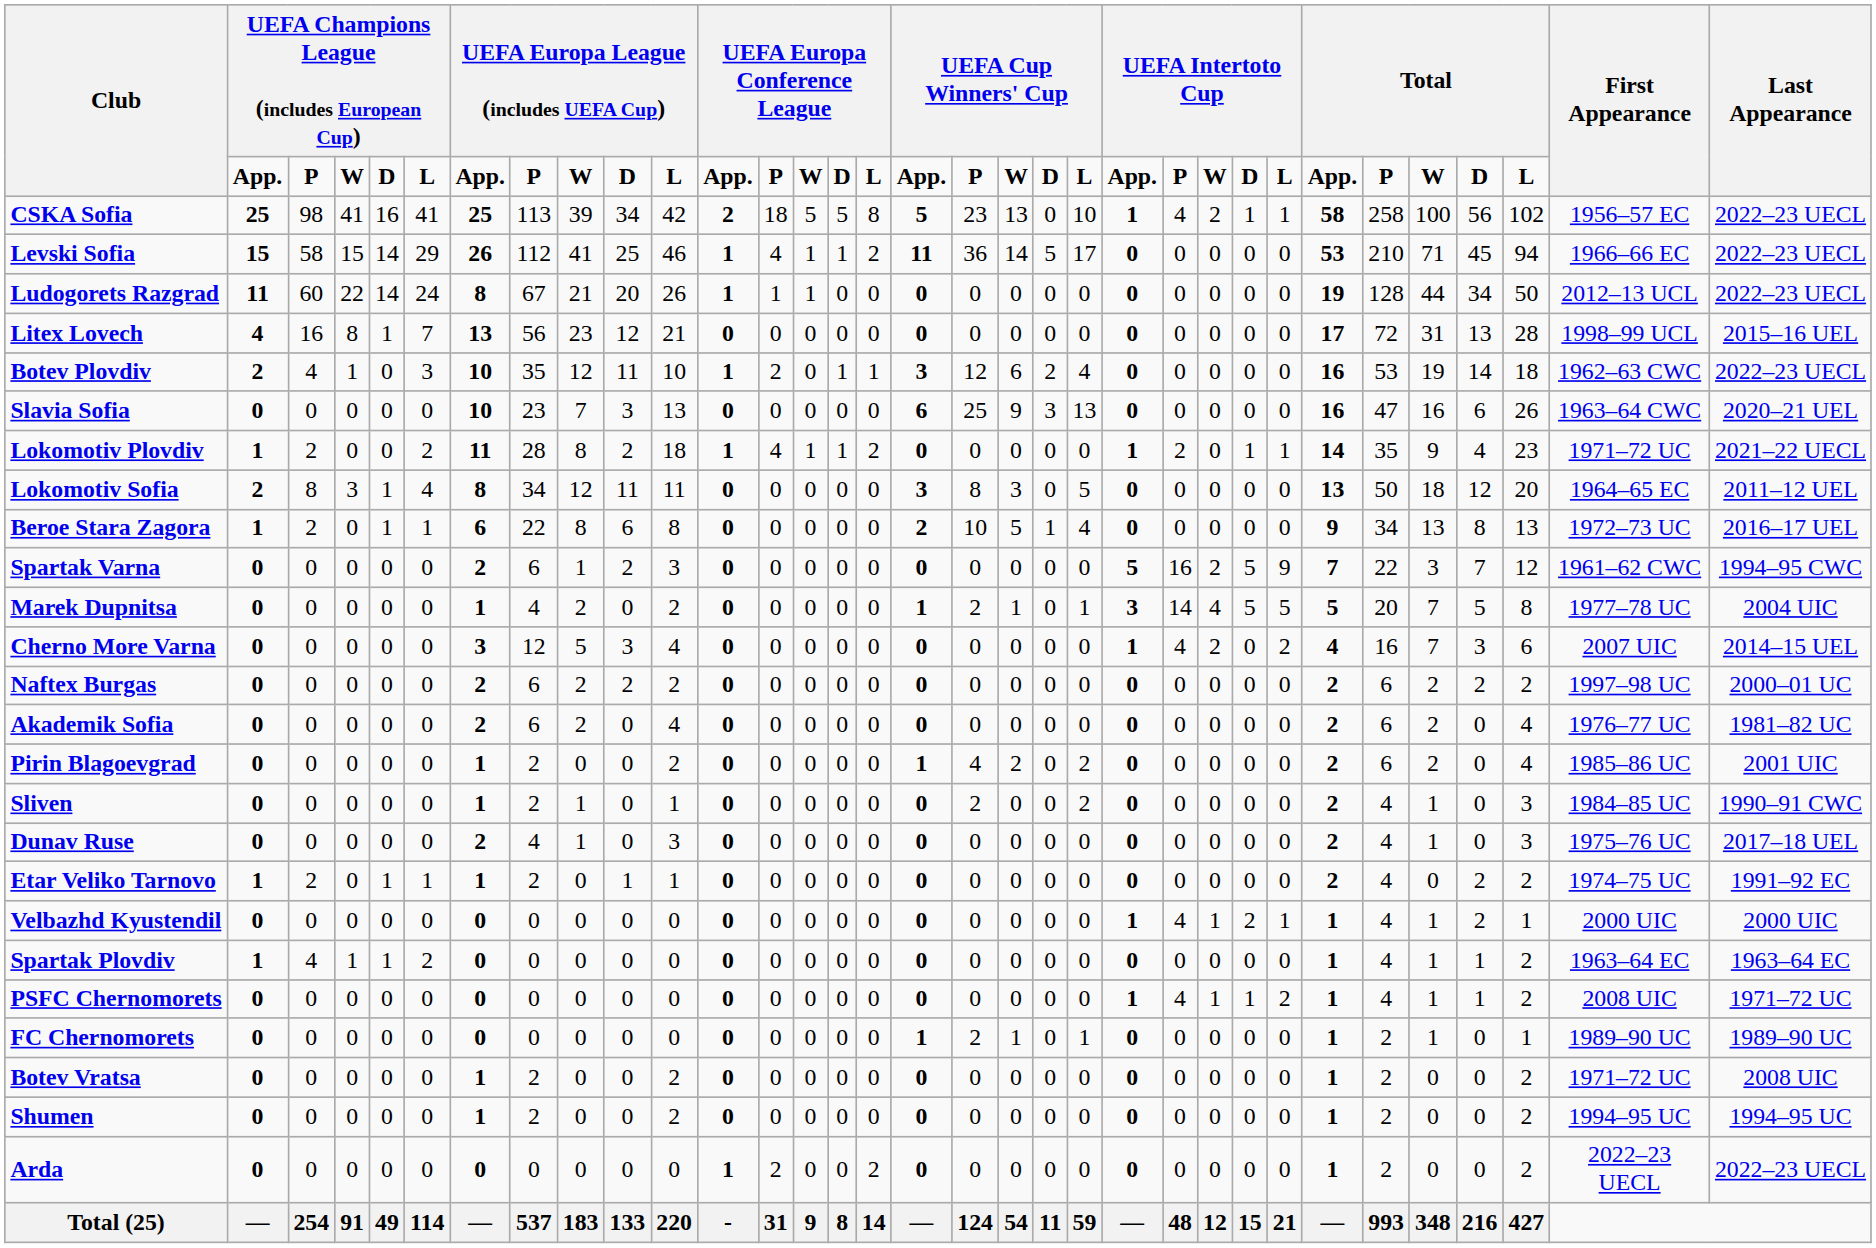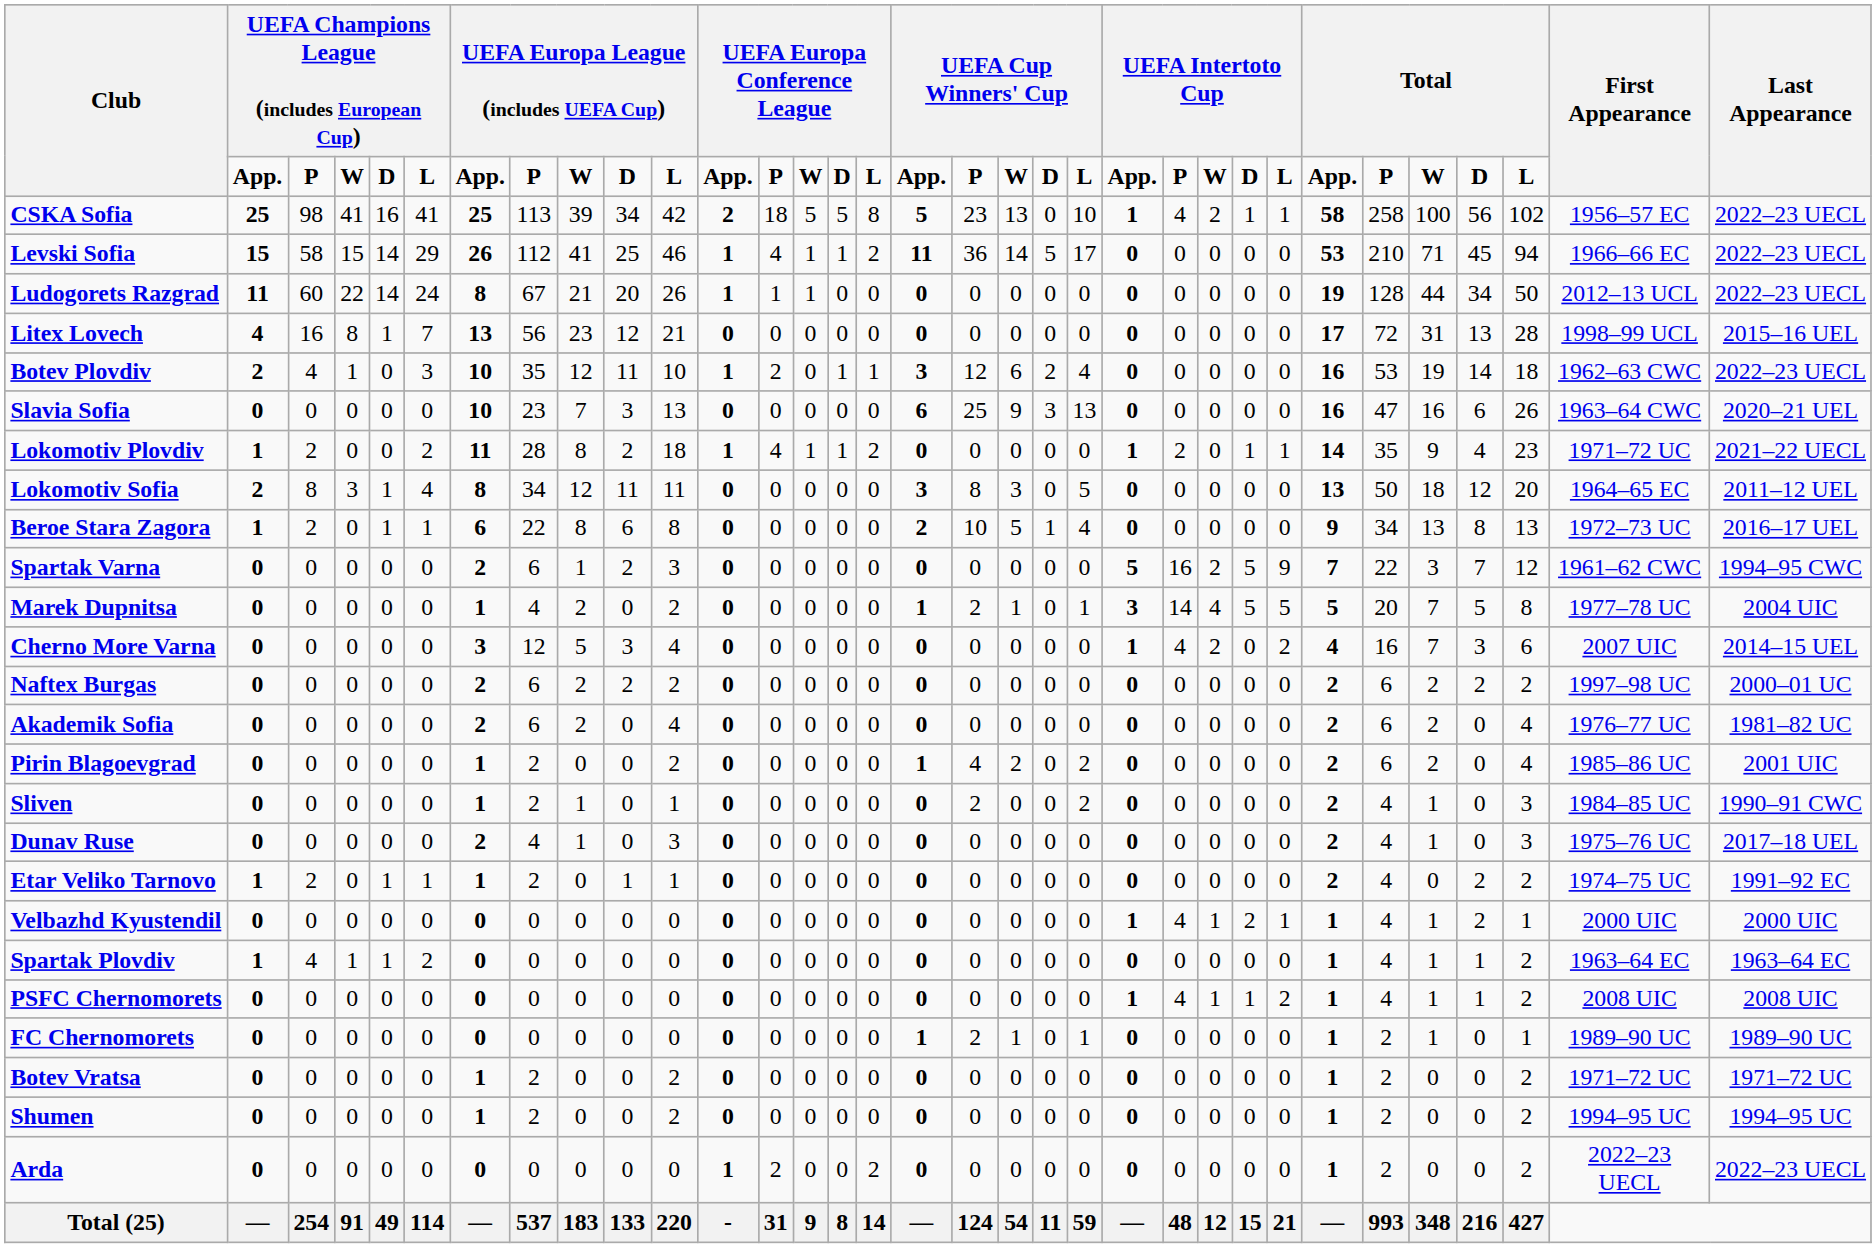(1791, 998) 1971–72 UC -> (1791, 998) 2008 UIC
(1791, 1077) 2008 UIC -> (1791, 1077) 1971–72 UC
